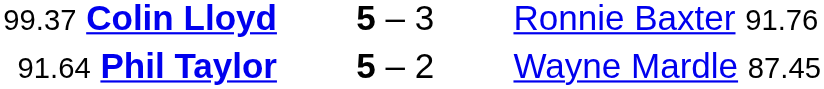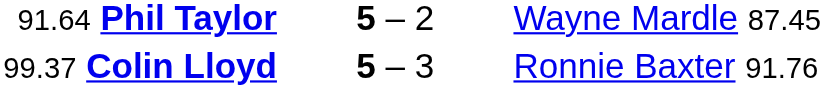rows swapped: (147, 66) <-> (140, 18)
